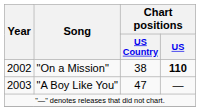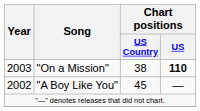(19, 68) 2002 -> (19, 68) 2003
(19, 85) 2003 -> (19, 85) 2002
(140, 85) 47 -> (140, 85) 45
